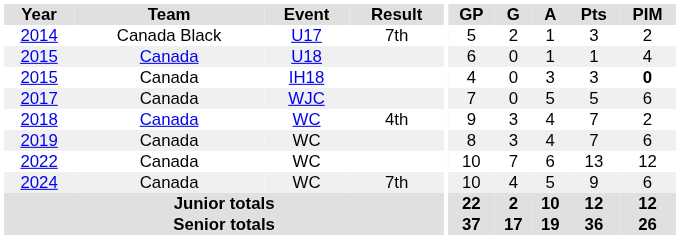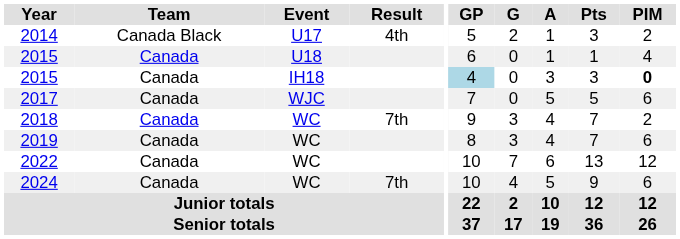(397, 35) 7th -> (397, 35) 4th
(471, 77) no background -> (471, 77) lightblue background
(397, 119) 4th -> (397, 119) 7th
